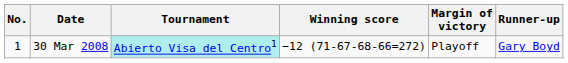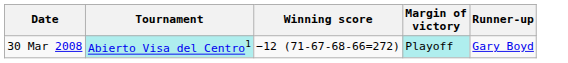- column: (17, 20)
(455, 47) no background -> (429, 47) paleturquoise background
